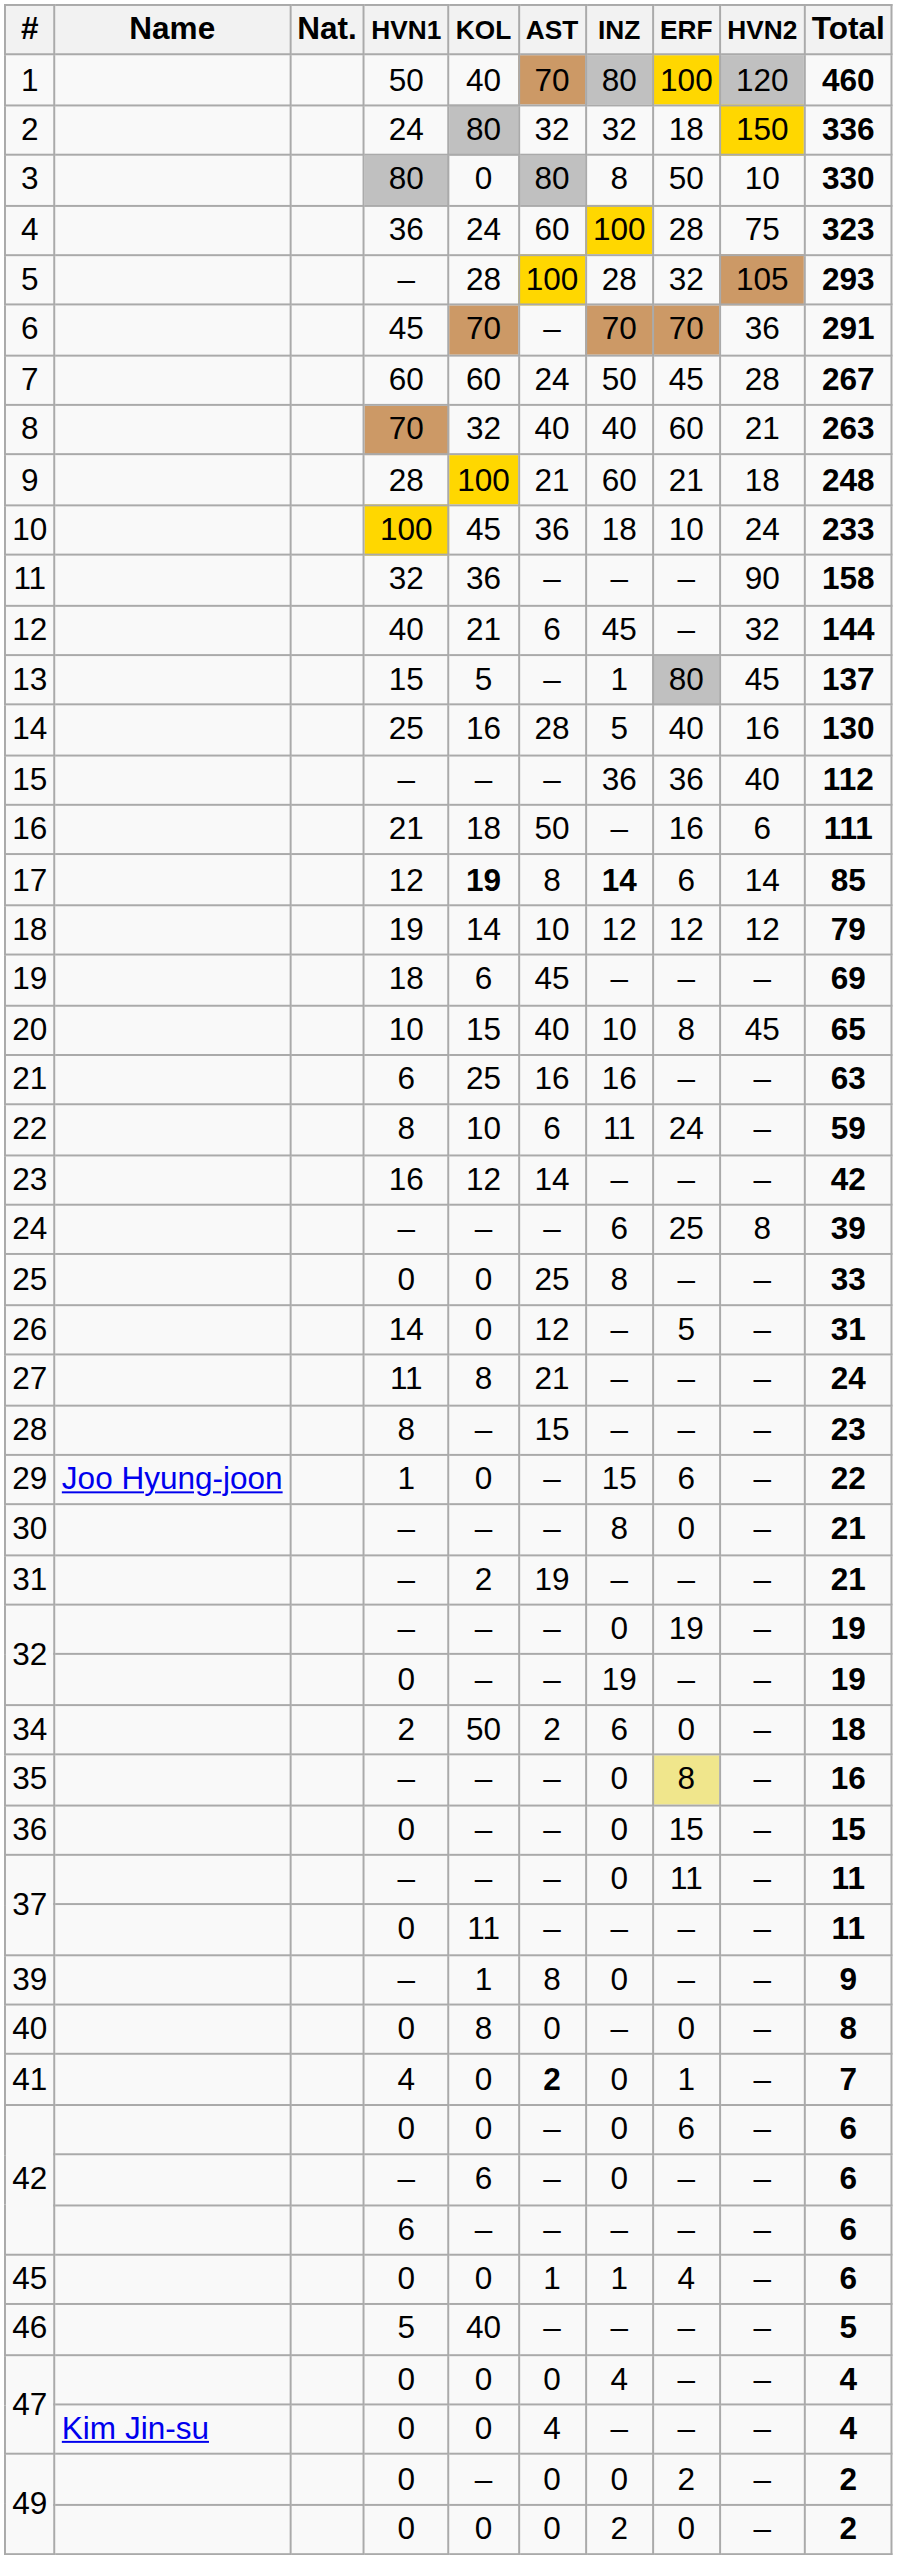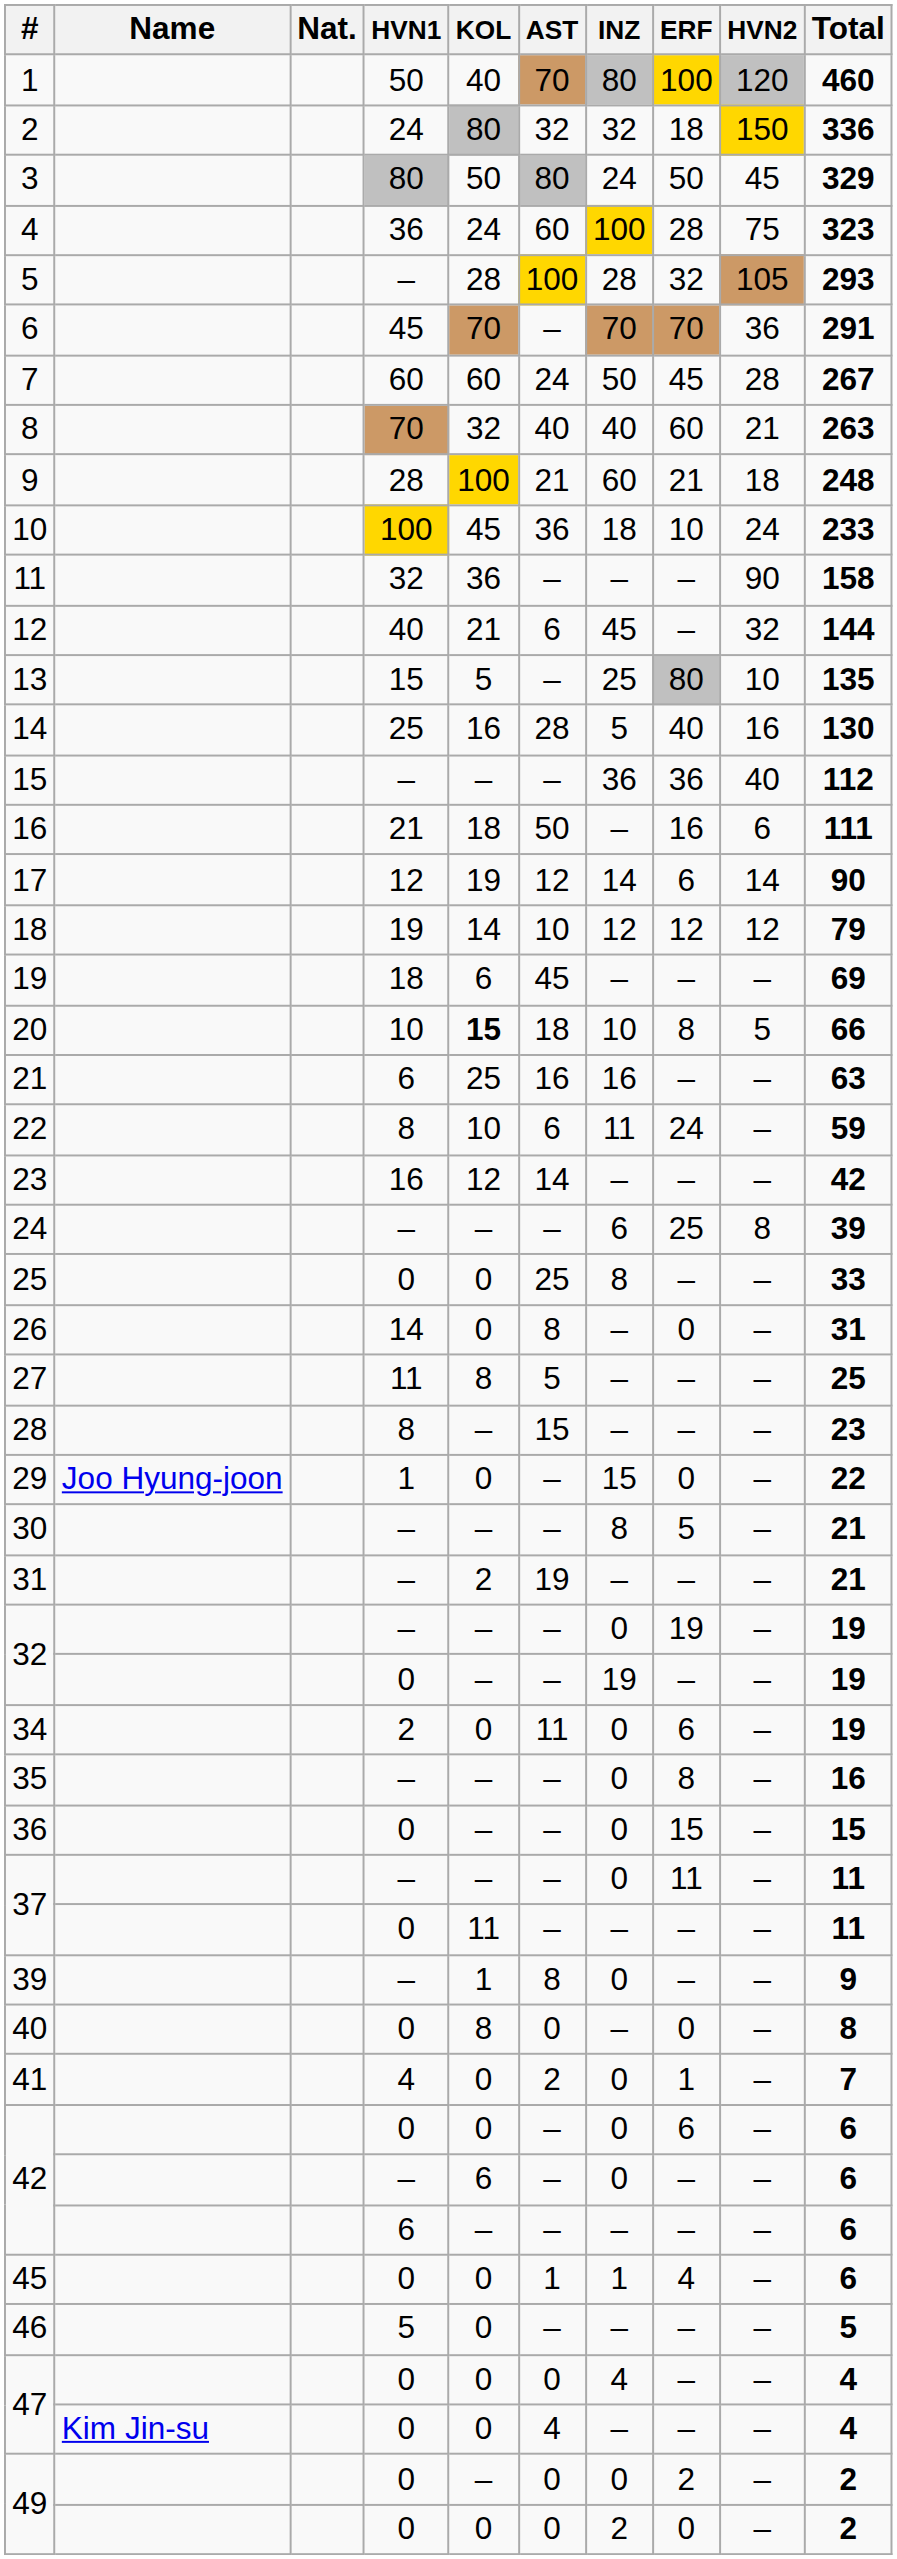(484, 179) 0 -> (484, 179) 50
(619, 179) 8 -> (619, 179) 24
(762, 179) 10 -> (762, 179) 45
(848, 179) 330 -> (848, 179) 329
(619, 679) 1 -> (619, 679) 25
(762, 679) 45 -> (762, 679) 10
(848, 679) 137 -> (848, 679) 135
(484, 879) bold -> (484, 879) normal
(552, 879) 8 -> (552, 879) 12
(619, 879) bold -> (619, 879) normal
(848, 879) 85 -> (848, 879) 90
(484, 1029) normal -> (484, 1029) bold
(552, 1029) 40 -> (552, 1029) 18
(762, 1029) 45 -> (762, 1029) 5
(848, 1029) 65 -> (848, 1029) 66
(552, 1329) 12 -> (552, 1329) 8
(686, 1329) 5 -> (686, 1329) 0
(552, 1379) 21 -> (552, 1379) 5
(848, 1379) 24 -> (848, 1379) 25
(686, 1479) 6 -> (686, 1479) 0
(686, 1529) 0 -> (686, 1529) 5
(484, 1729) 50 -> (484, 1729) 0
(552, 1729) 2 -> (552, 1729) 11
(619, 1729) 6 -> (619, 1729) 0
(686, 1729) 0 -> (686, 1729) 6
(848, 1729) 18 -> (848, 1729) 19
(686, 1779) khaki background -> (686, 1779) no background
(552, 2079) bold -> (552, 2079) normal
(484, 2328) 40 -> (484, 2328) 0
